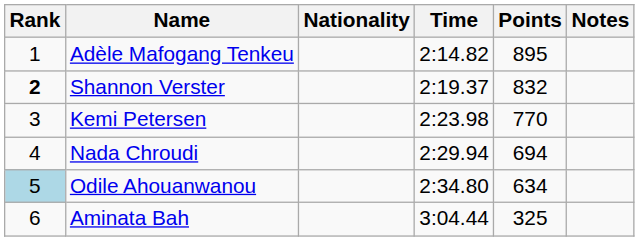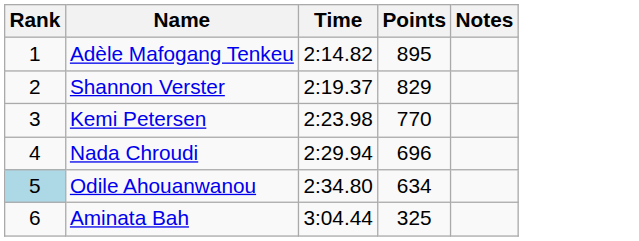- column: (357, 20)
(35, 86) bold -> (35, 86) normal
(530, 86) 832 -> (414, 86) 829
(530, 152) 694 -> (414, 152) 696
